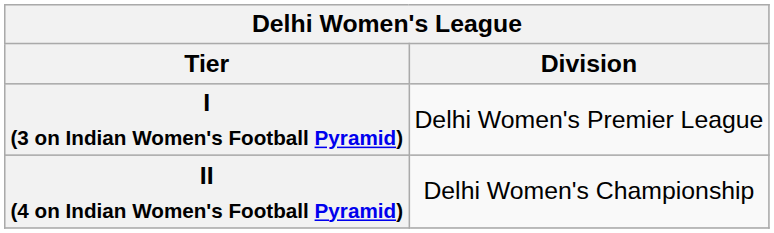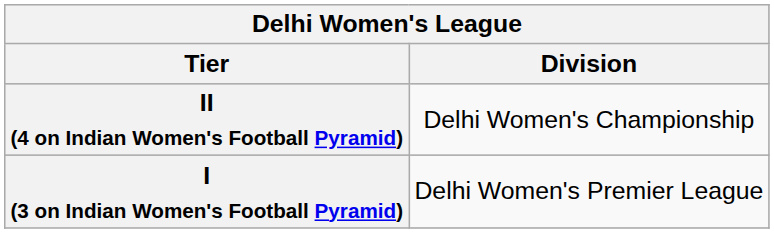rows swapped: (207, 120) <-> (207, 192)
